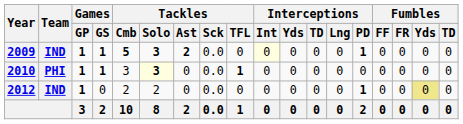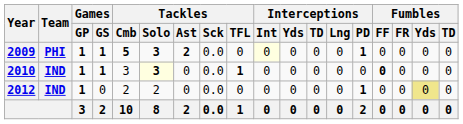(55, 52) IND -> (55, 52) PHI
(55, 71) PHI -> (55, 71) IND
(383, 71) normal -> (383, 71) bold
